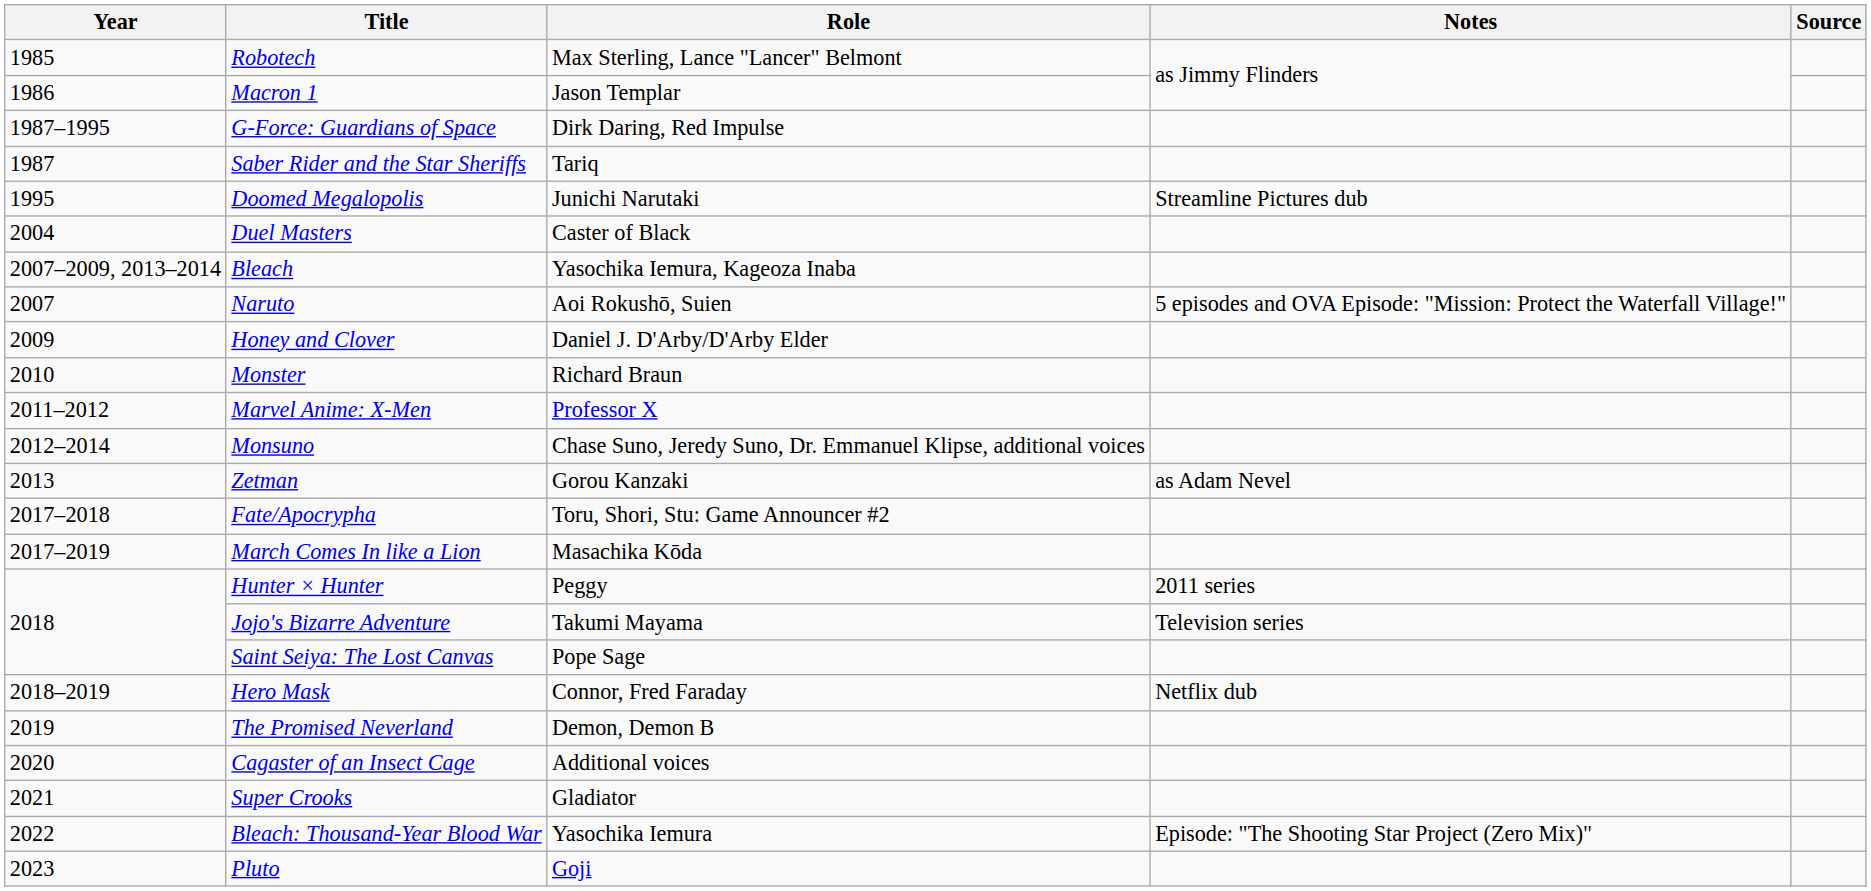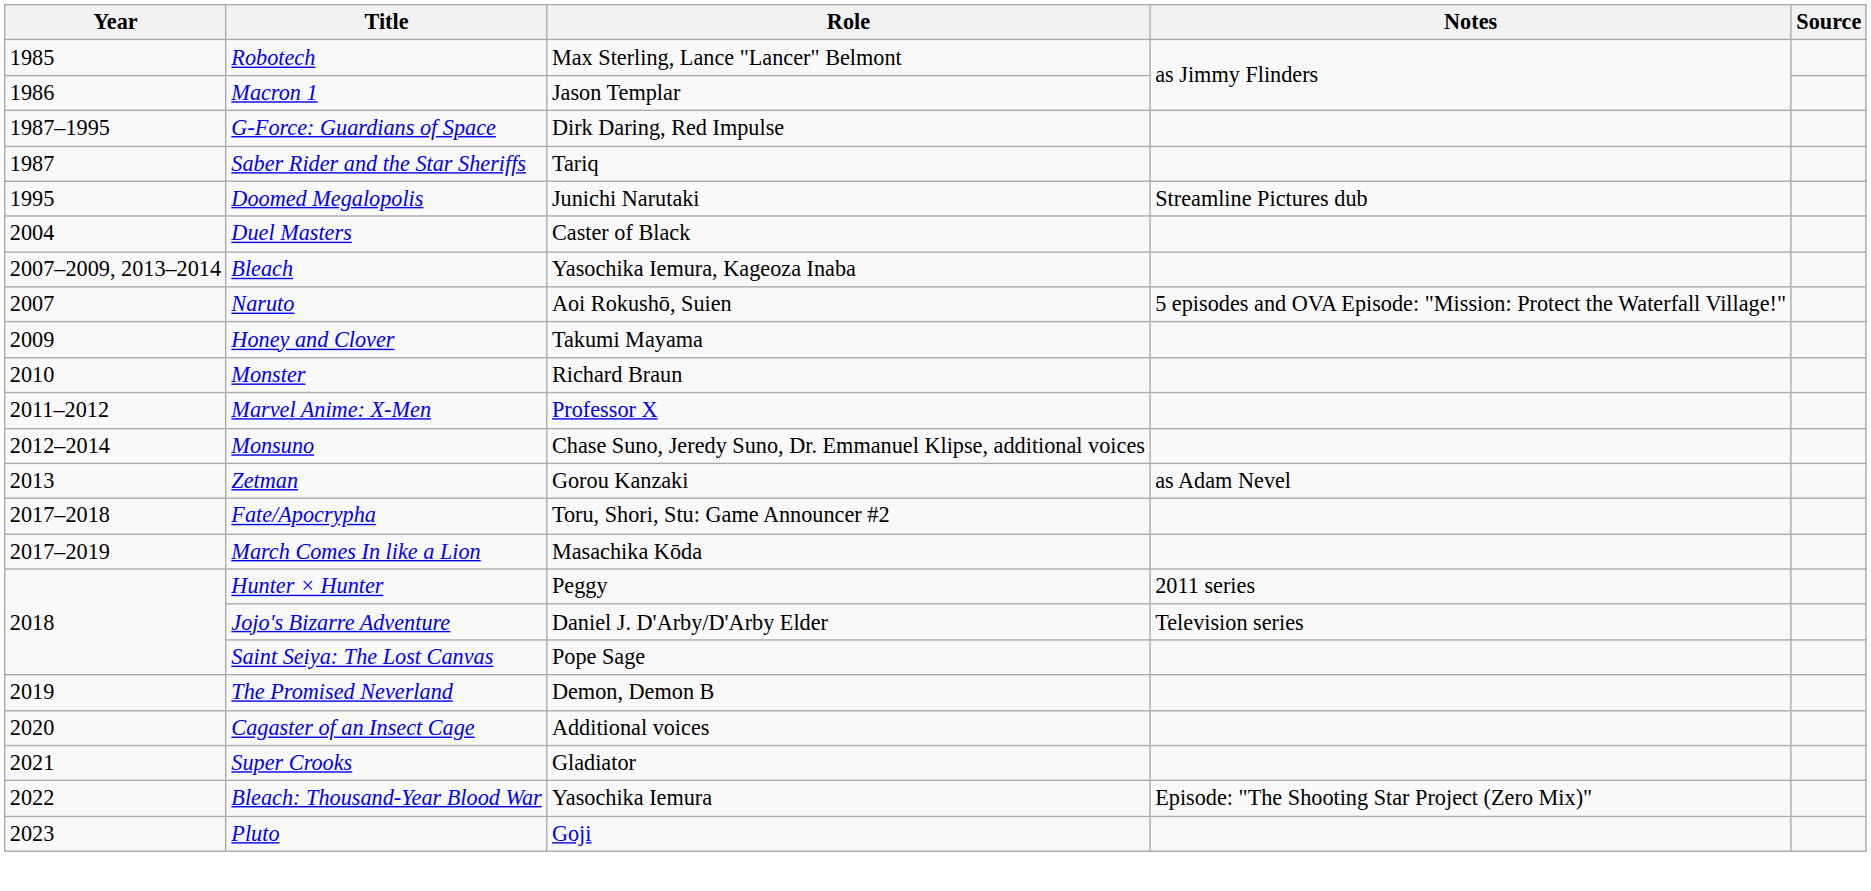(690, 339) Daniel J. D'Arby/D'Arby Elder -> (627, 339) Takumi Mayama
(627, 621) Takumi Mayama -> (690, 621) Daniel J. D'Arby/D'Arby Elder
- row: (281, 692)
